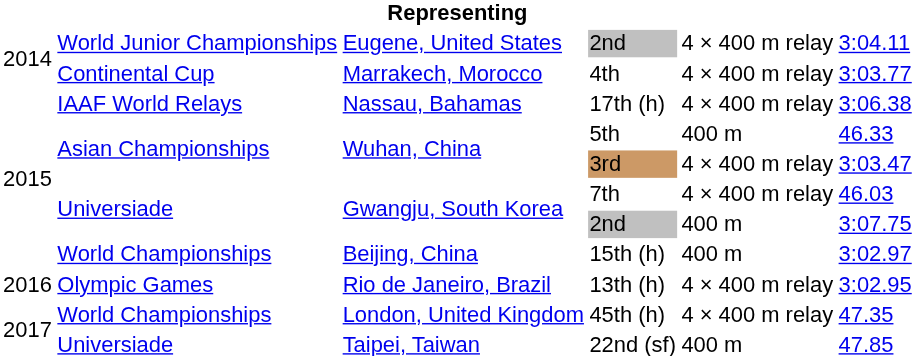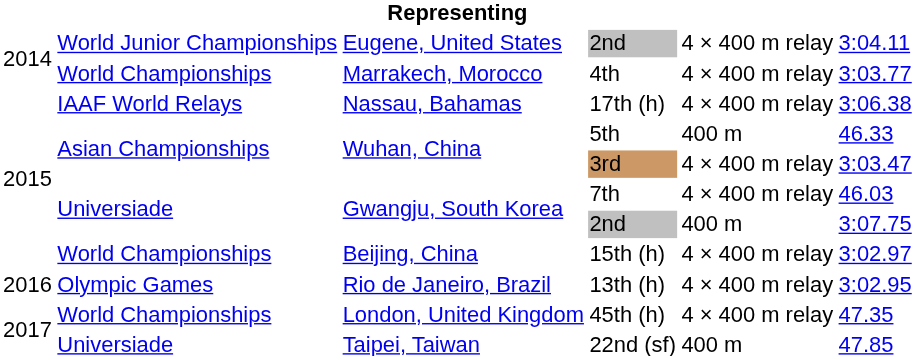(136, 73) Continental Cup -> (164, 73) World Championships
(712, 254) 400 m -> (757, 254) 4 × 400 m relay
